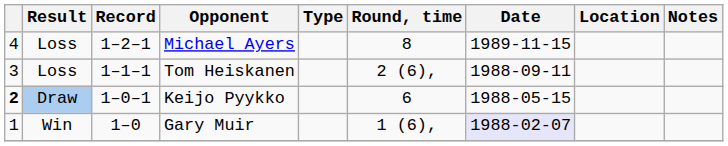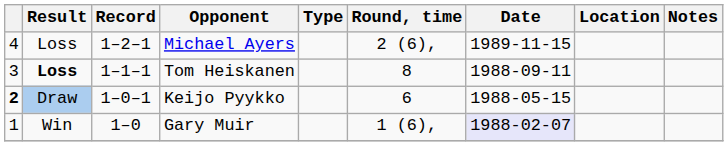(407, 46) 8 -> (407, 46) 2 (6),
(57, 73) normal -> (57, 73) bold
(407, 73) 2 (6), -> (407, 73) 8
